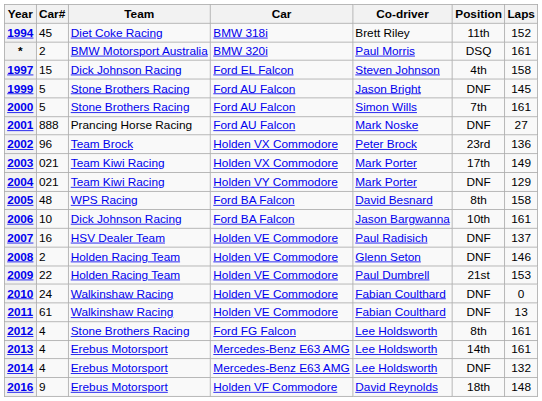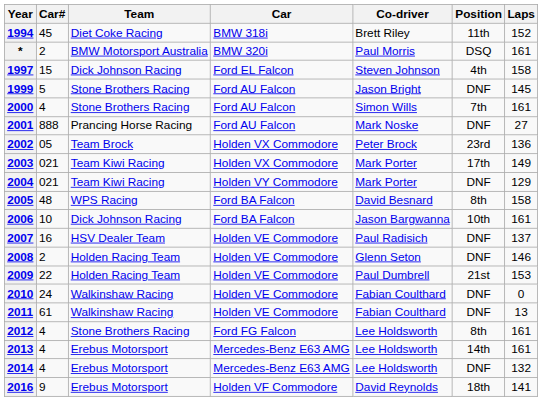(42, 107) 5 -> (42, 107) 4
(46, 145) 96 -> (46, 145) 05
(521, 387) 148 -> (521, 387) 141
